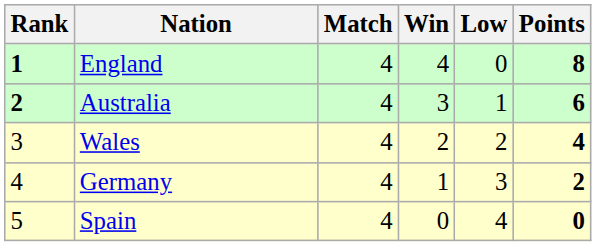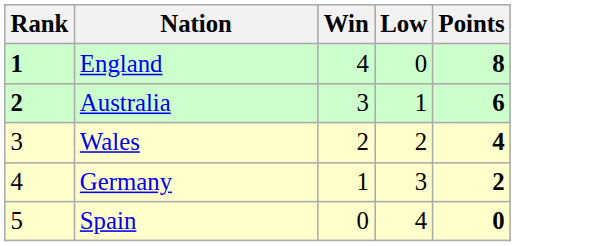- column: (358, 24)
